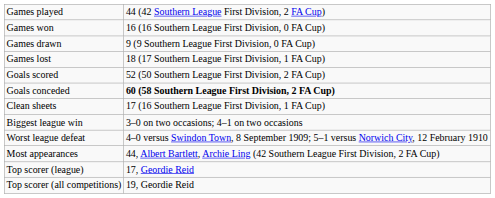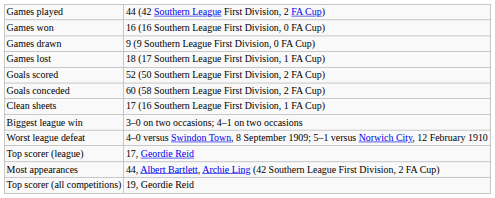(230, 91) bold -> (225, 91) normal
rows swapped: (42, 153) <-> (45, 169)
